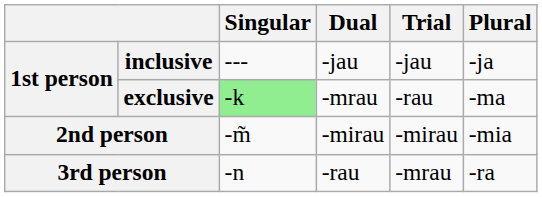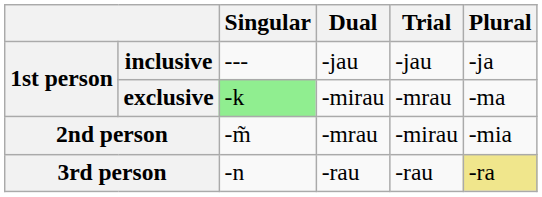(350, 97) -mrau -> (353, 97) -mirau
(414, 97) -rau -> (423, 97) -mrau
(353, 135) -mirau -> (350, 135) -mrau
(423, 172) -mrau -> (414, 172) -rau
(482, 172) no background -> (482, 172) khaki background
